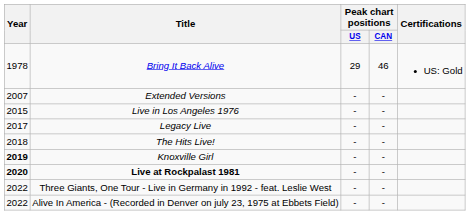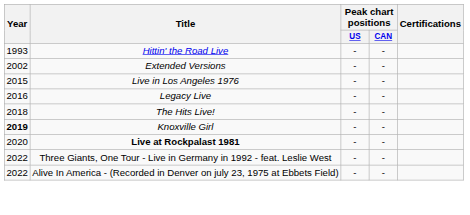- row: (185, 66)
+ row: (185, 51)
(17, 96) 2007 -> (17, 66) 2002
(17, 126) 2017 -> (17, 96) 2016
(17, 172) bold -> (17, 142) normal
